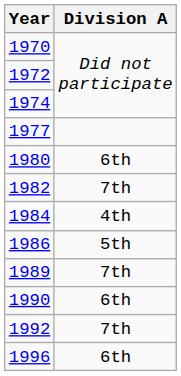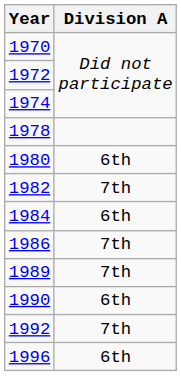- row: (30, 131)
+ row: (30, 131)
(116, 216) 4th -> (116, 216) 6th
(116, 244) 5th -> (116, 244) 7th
